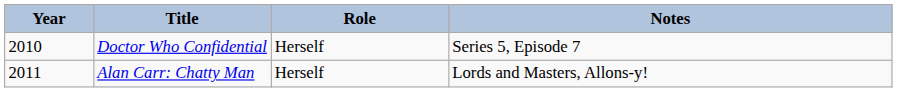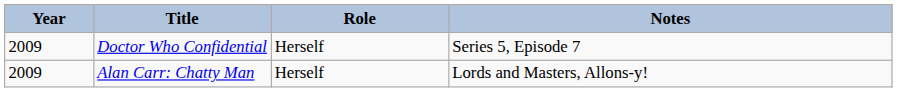(25, 46) 2010 -> (25, 46) 2009
(25, 73) 2011 -> (25, 73) 2009
